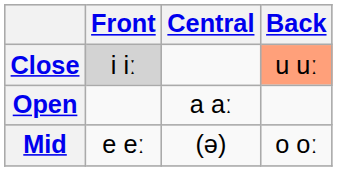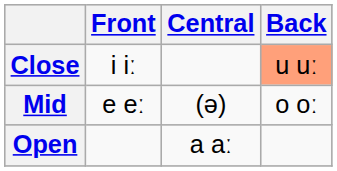(123, 64) lightgrey background -> (123, 64) no background
rows swapped: (45, 144) <-> (45, 104)
